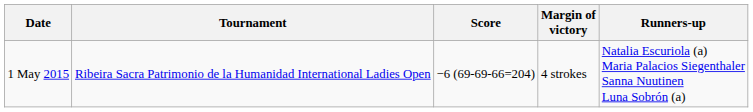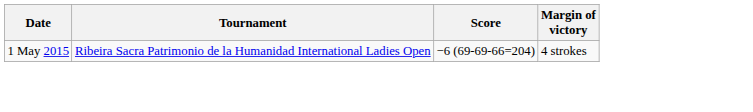- column: (673, 22)
